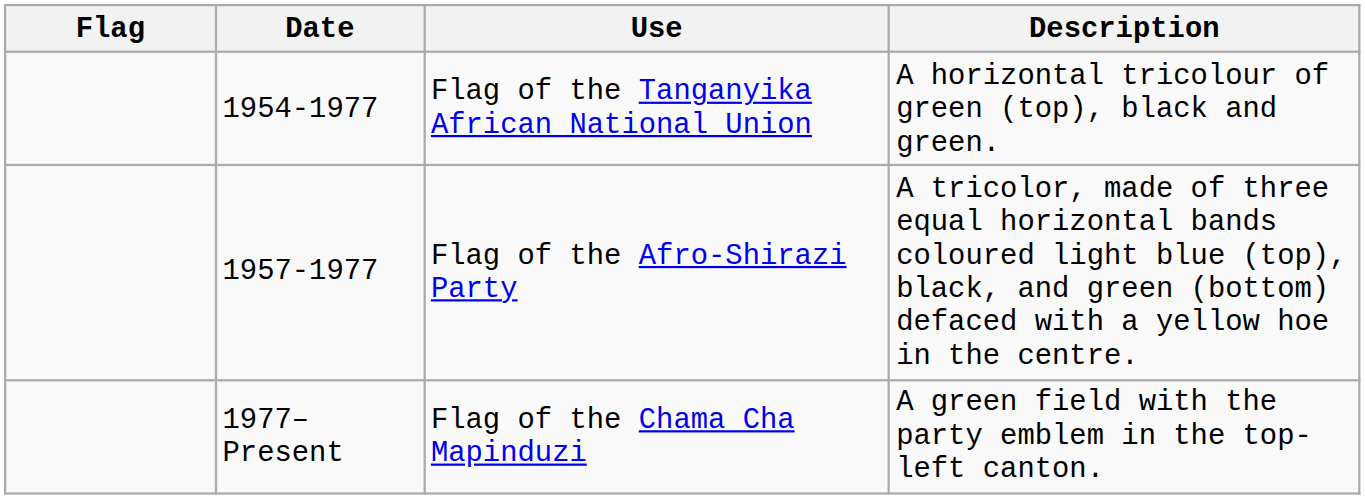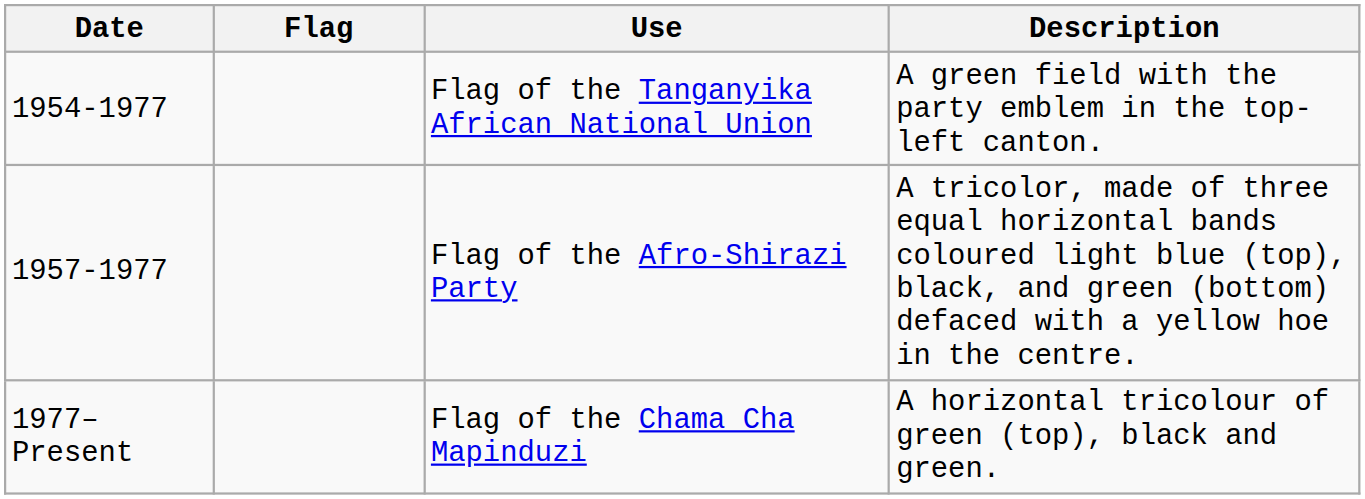columns swapped: (110, 29) <-> (320, 29)
(1113, 109) A horizontal tricolour of green (top), black and green. -> (1104, 109) A green field with the party emblem in the top-left canton.
(1104, 436) A green field with the party emblem in the top-left canton. -> (1113, 436) A horizontal tricolour of green (top), black and green.
